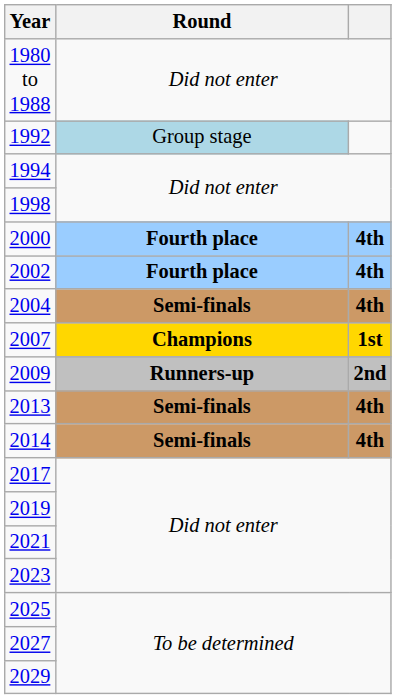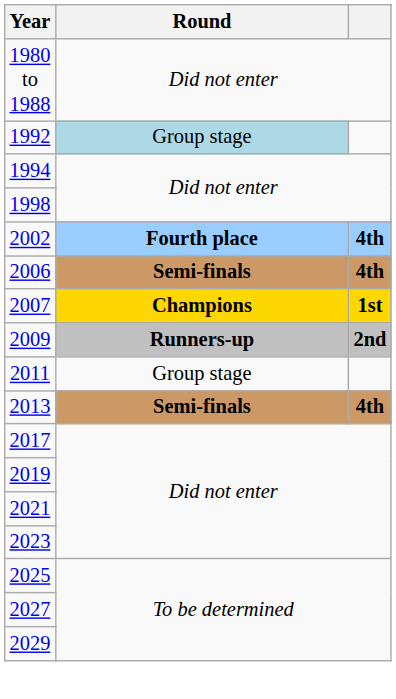- row: (30, 238)
- row: (30, 306)
+ row: (30, 272)
+ row: (30, 373)
- row: (30, 441)
